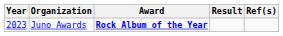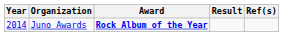(17, 25) 2023 -> (17, 25) 2014
